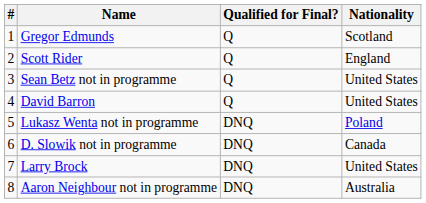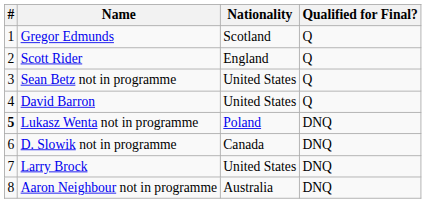columns swapped: (381, 15) <-> (281, 15)
(11, 123) normal -> (11, 123) bold
